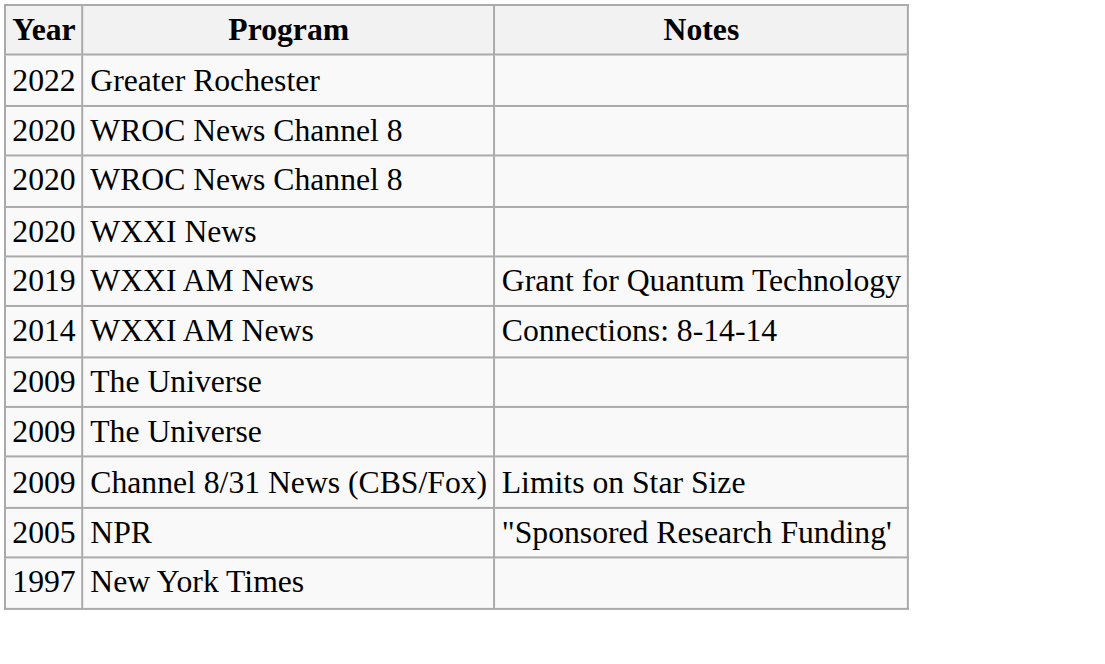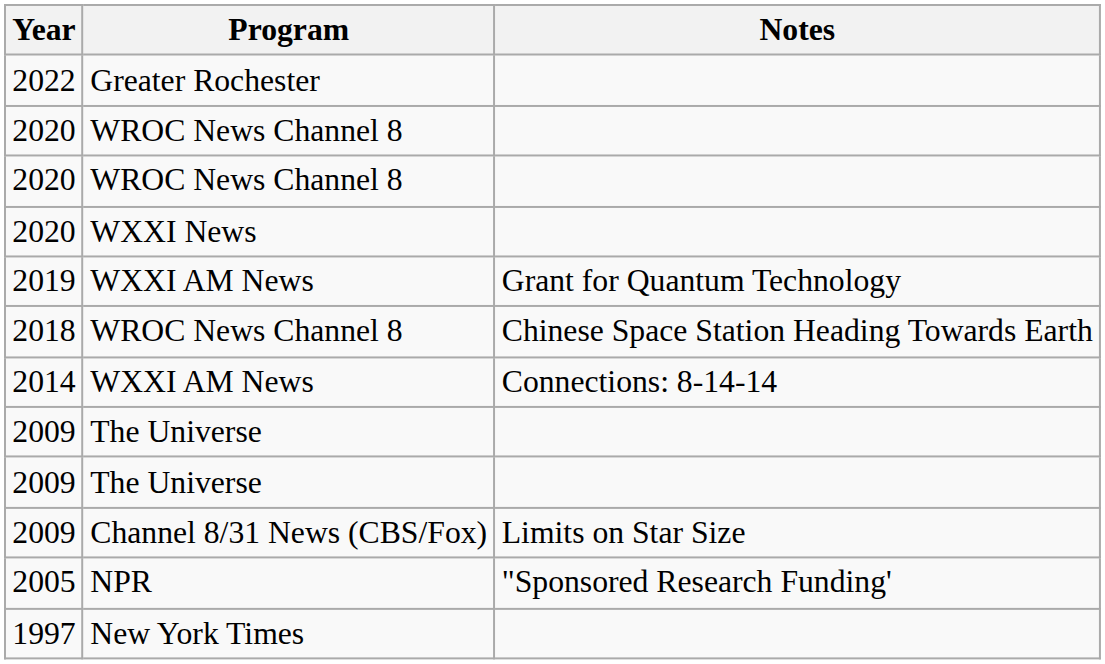+ row: (44, 331)
